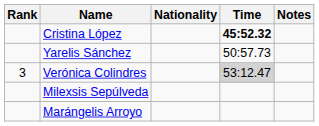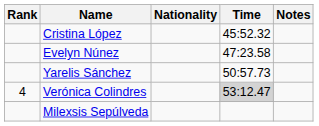(247, 34) bold -> (247, 34) normal
+ row: (81, 53)
(22, 73) 3 -> (22, 92) 4
- row: (93, 112)
